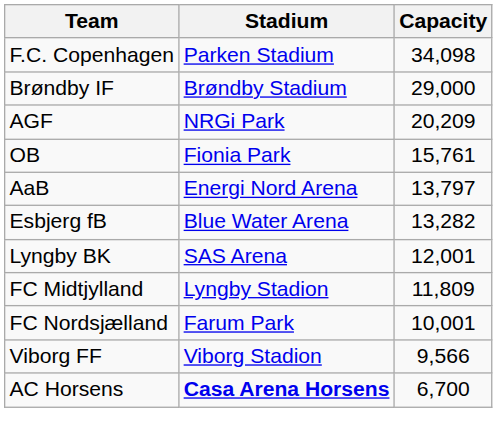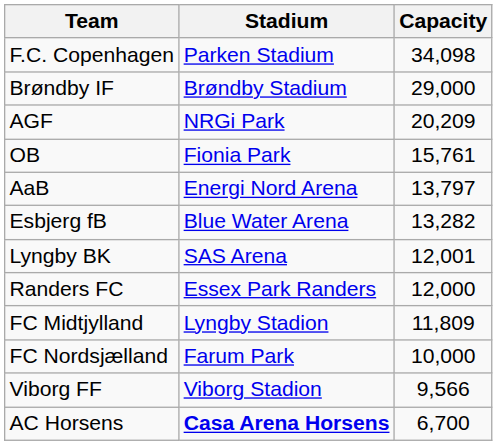+ row: (66, 289)
(443, 322) 10,001 -> (443, 356) 10,000
